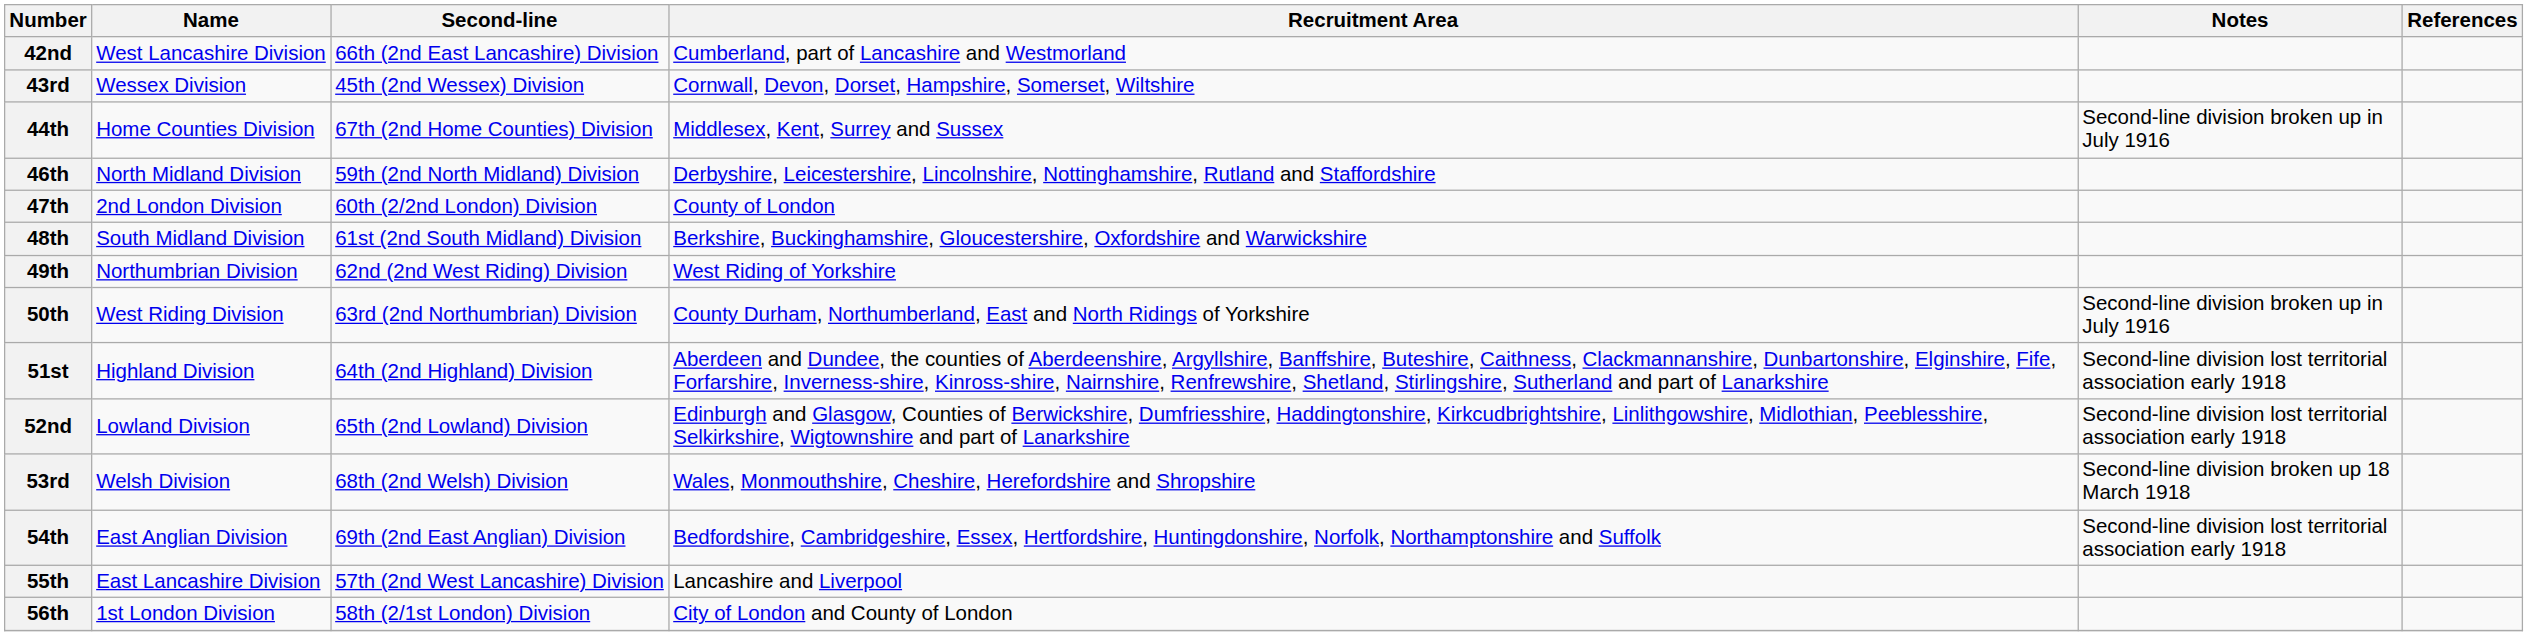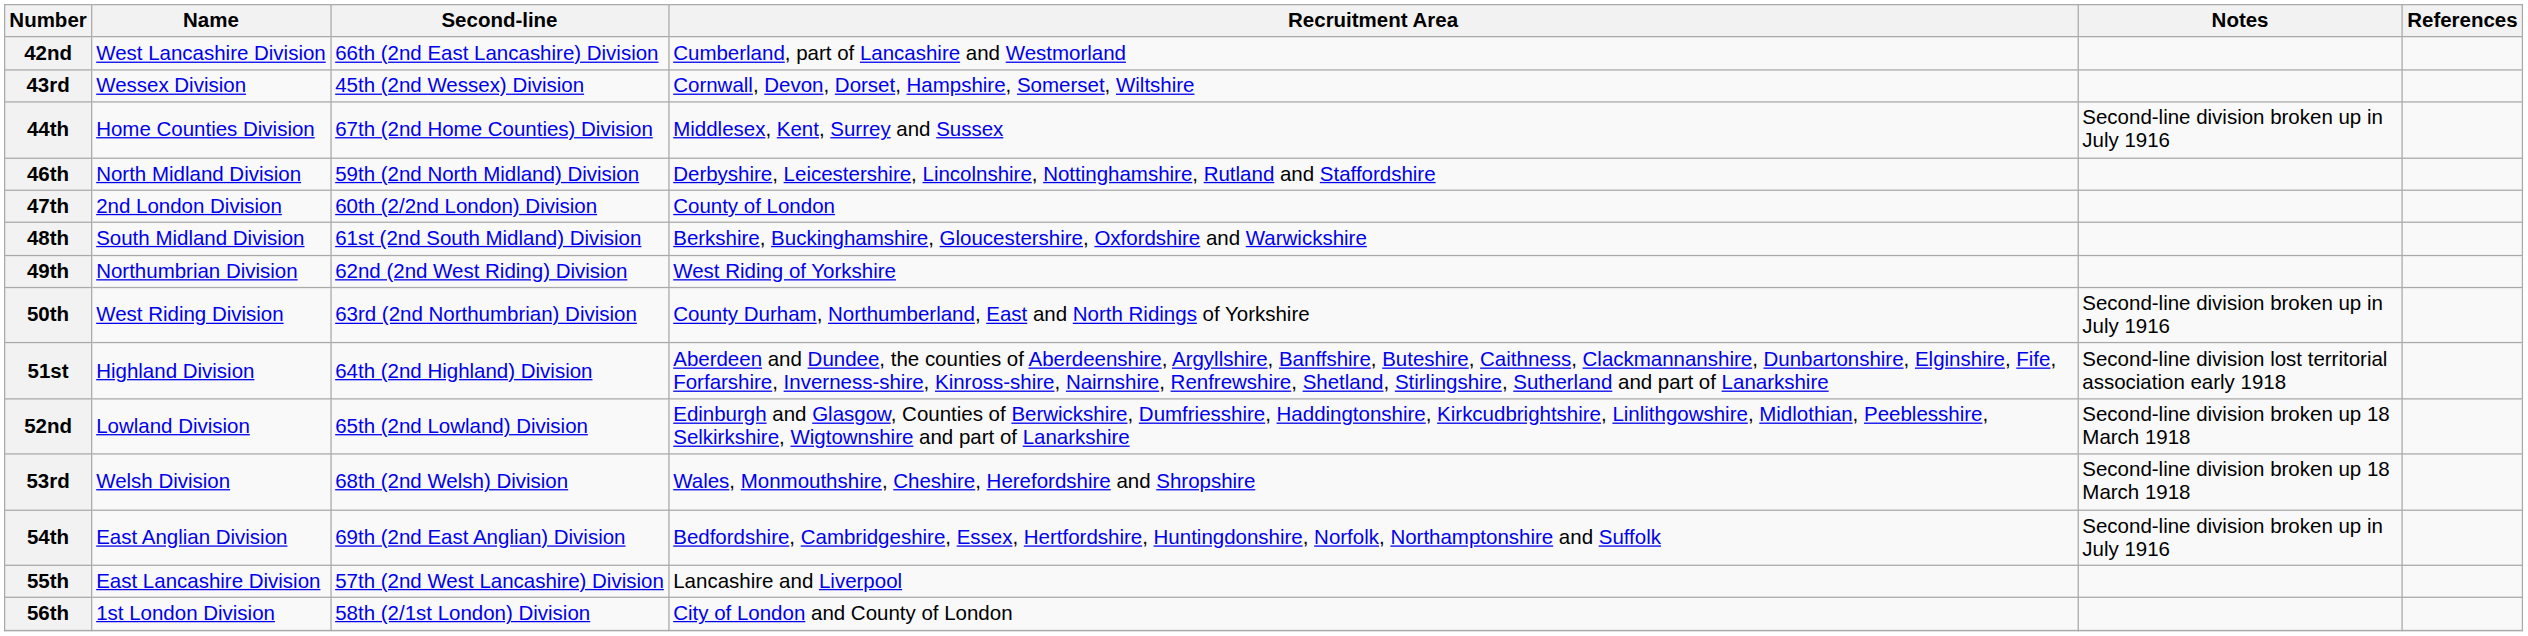(2235, 426) Second-line division lost territorial association early 1918 -> (2236, 426) Second-line division broken up 18 March 1918
(2235, 537) Second-line division lost territorial association early 1918 -> (2233, 537) Second-line division broken up in July 1916
